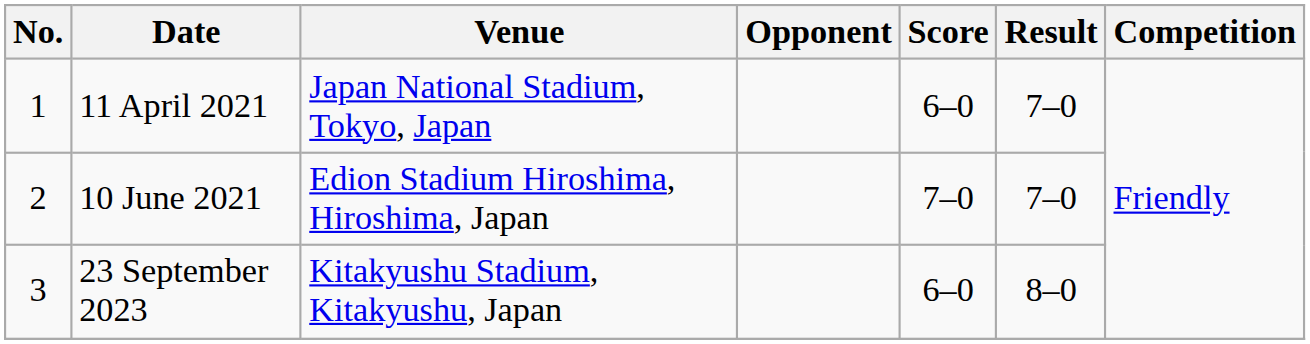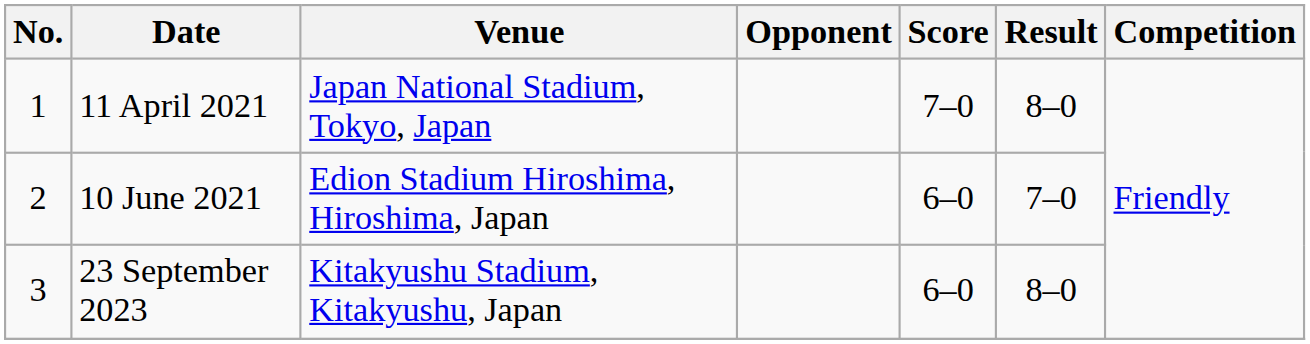(948, 105) 6–0 -> (948, 105) 7–0
(1051, 105) 7–0 -> (1051, 105) 8–0
(948, 198) 7–0 -> (948, 198) 6–0
